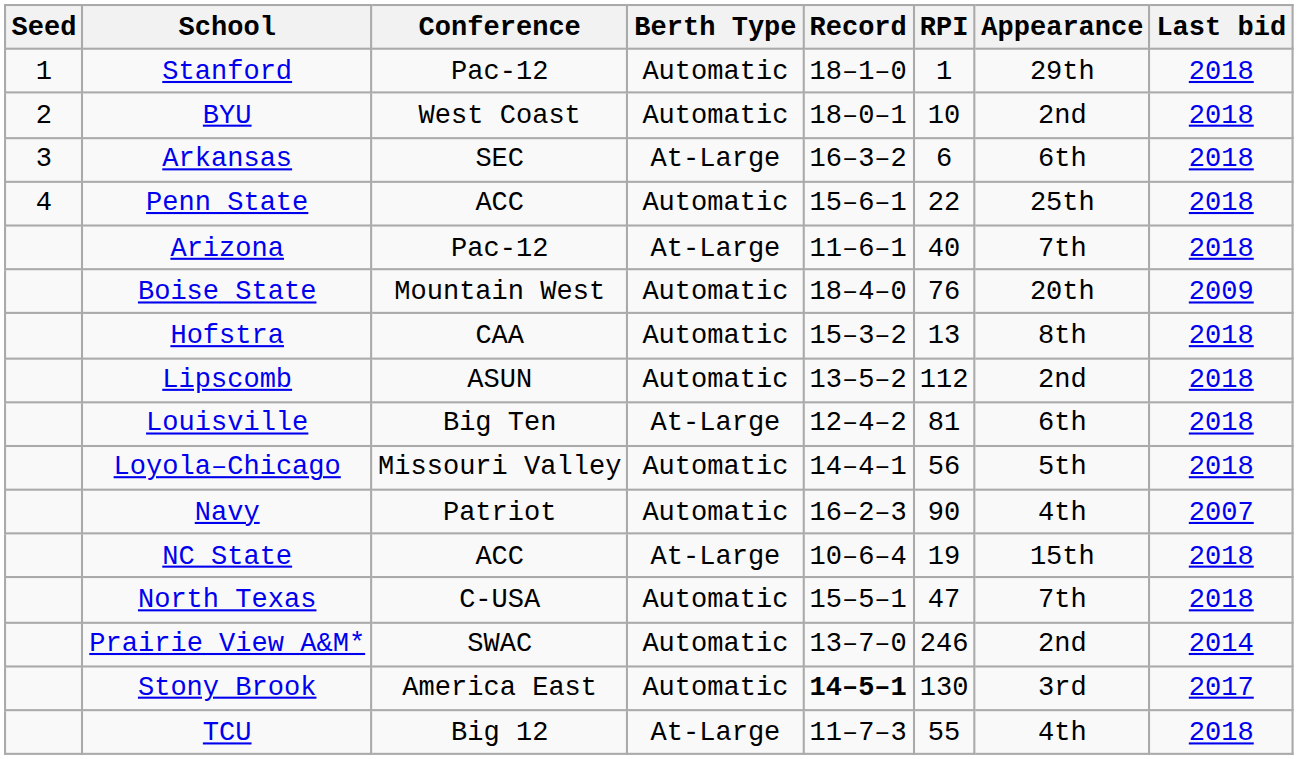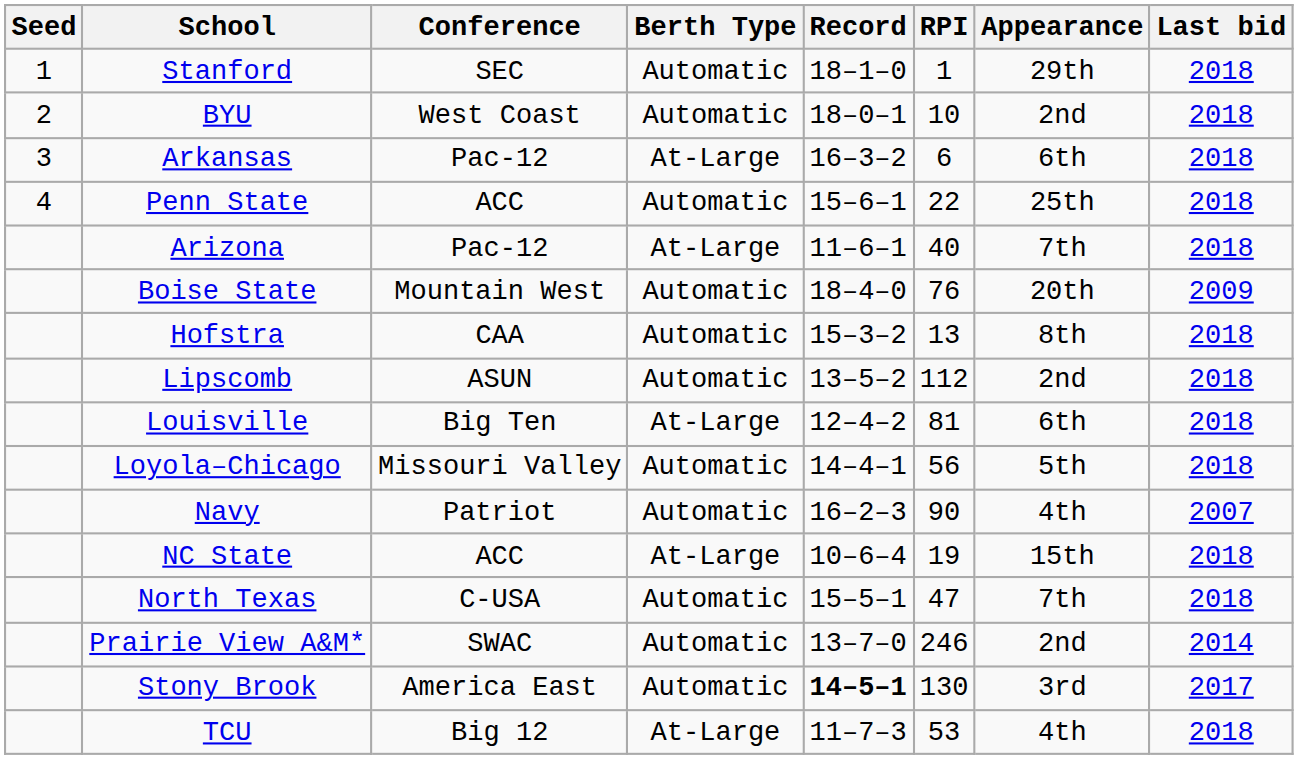(500, 71) Pac-12 -> (500, 71) SEC
(500, 159) SEC -> (500, 159) Pac-12
(944, 732) 55 -> (944, 732) 53
